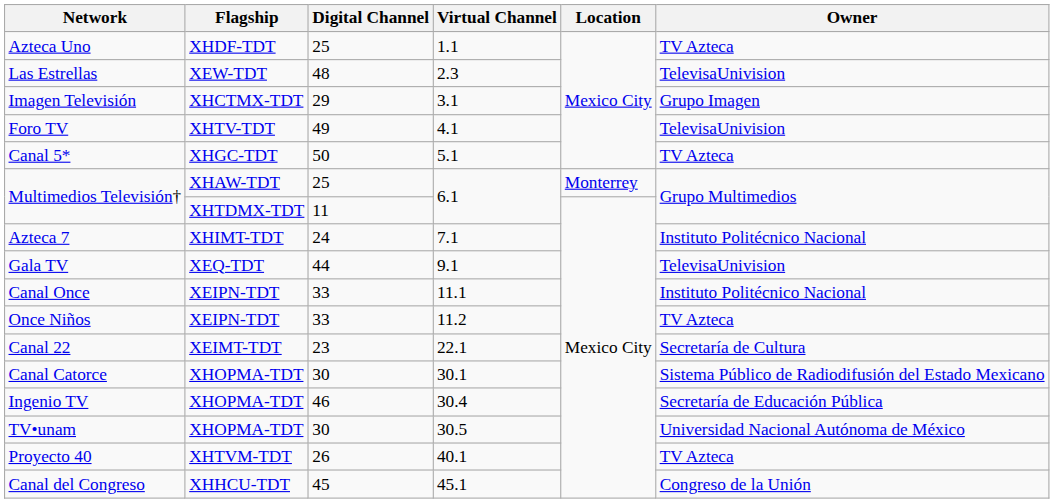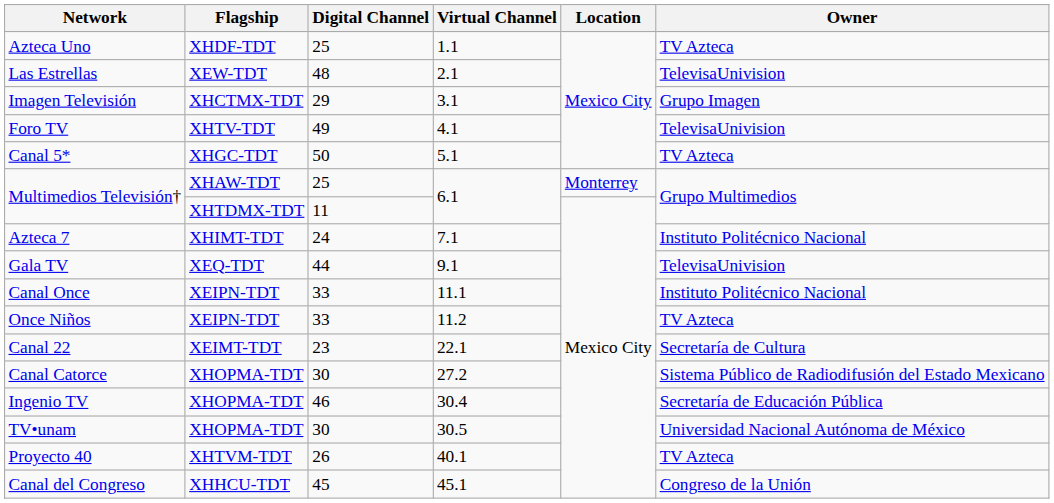(448, 73) 2.3 -> (448, 73) 2.1
(452, 374) 30.1 -> (452, 374) 27.2
